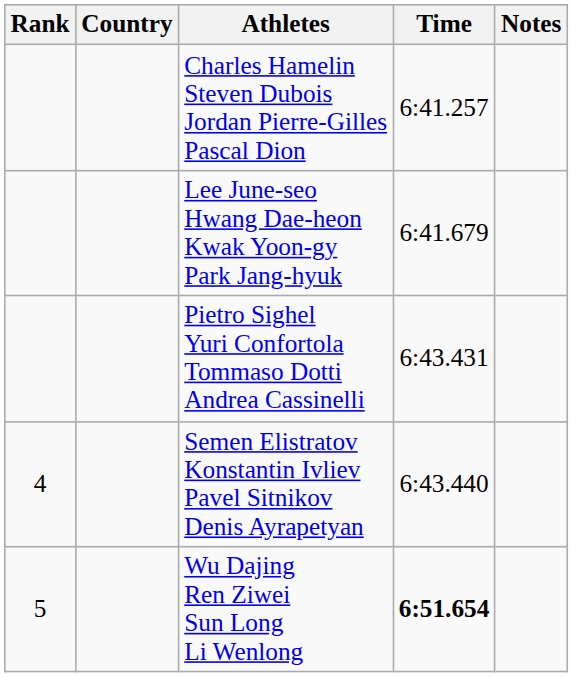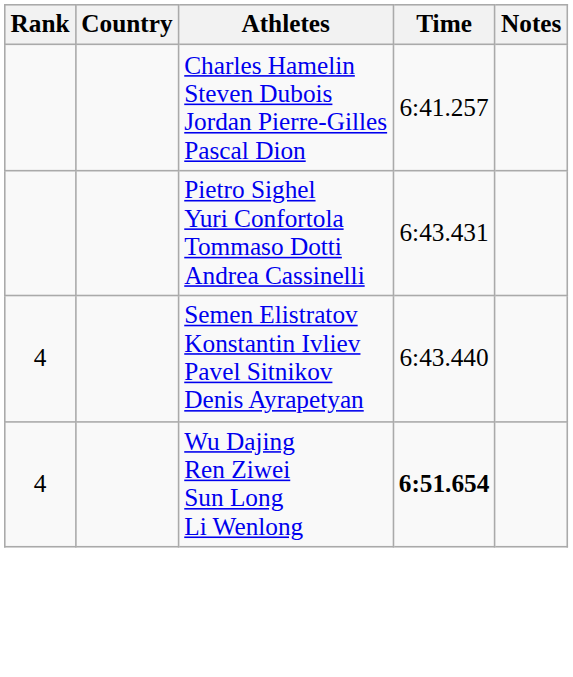- row: (273, 232)
(40, 608) 5 -> (40, 483) 4
